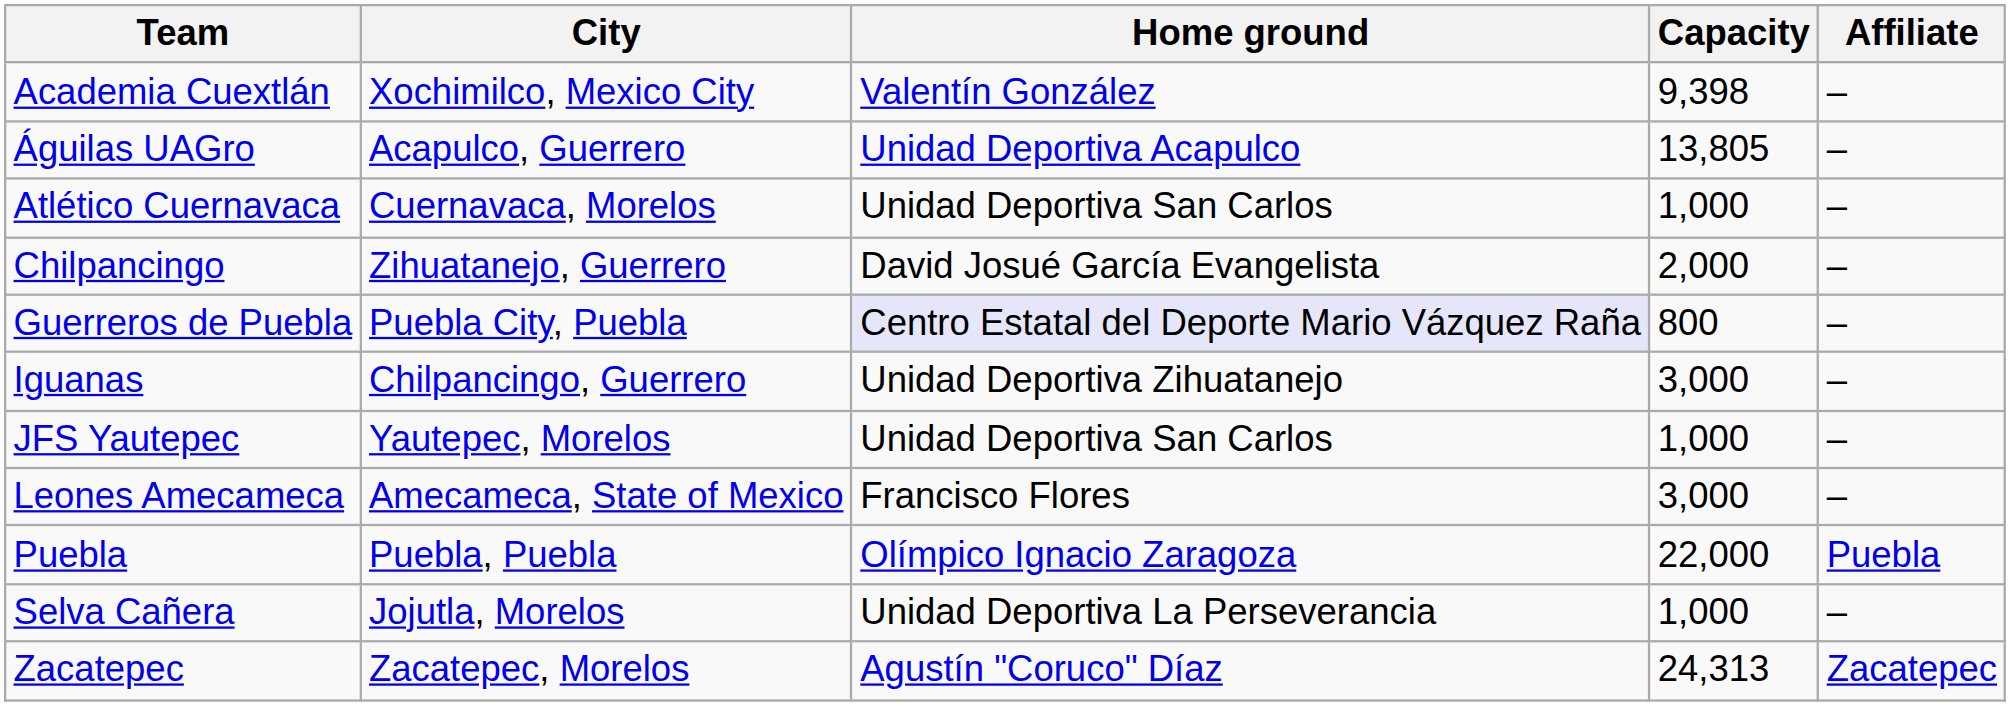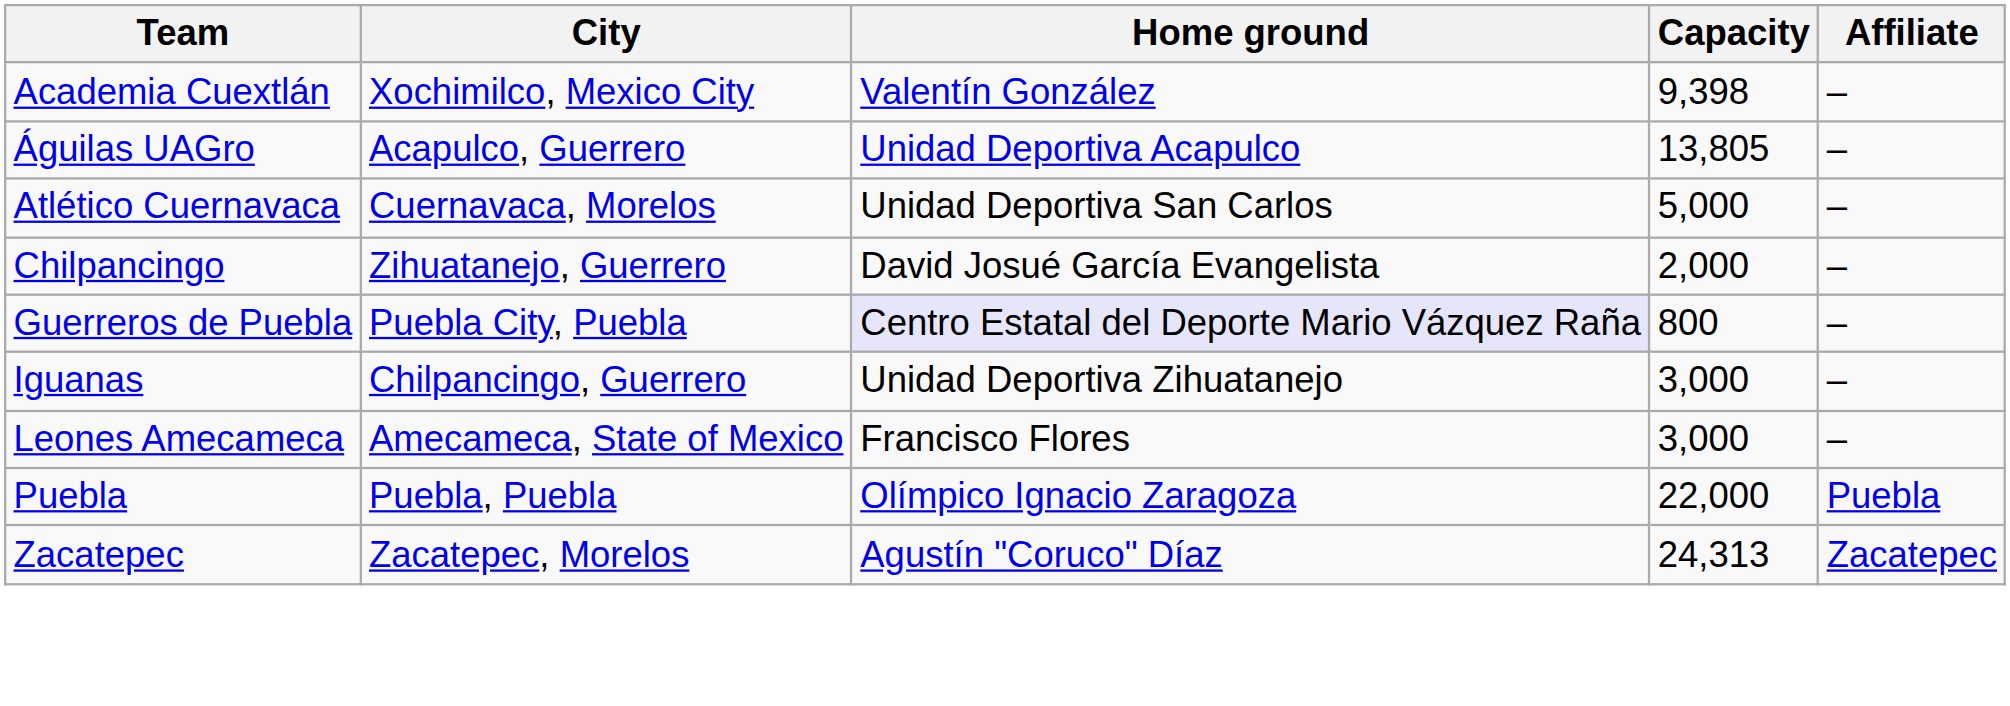(1703, 206) 1,000 -> (1703, 206) 5,000
- row: (126, 438)
- row: (124, 611)
